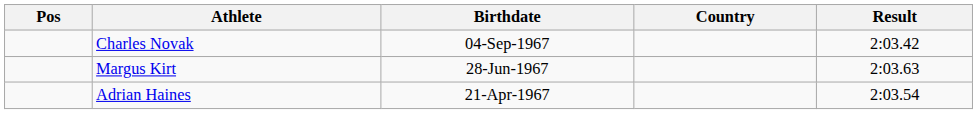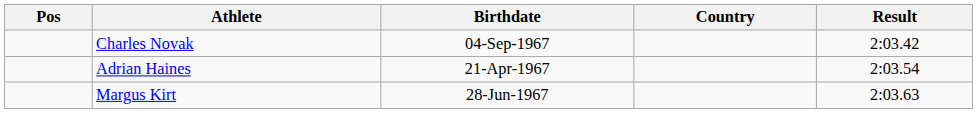rows swapped: (143, 95) <-> (136, 69)
